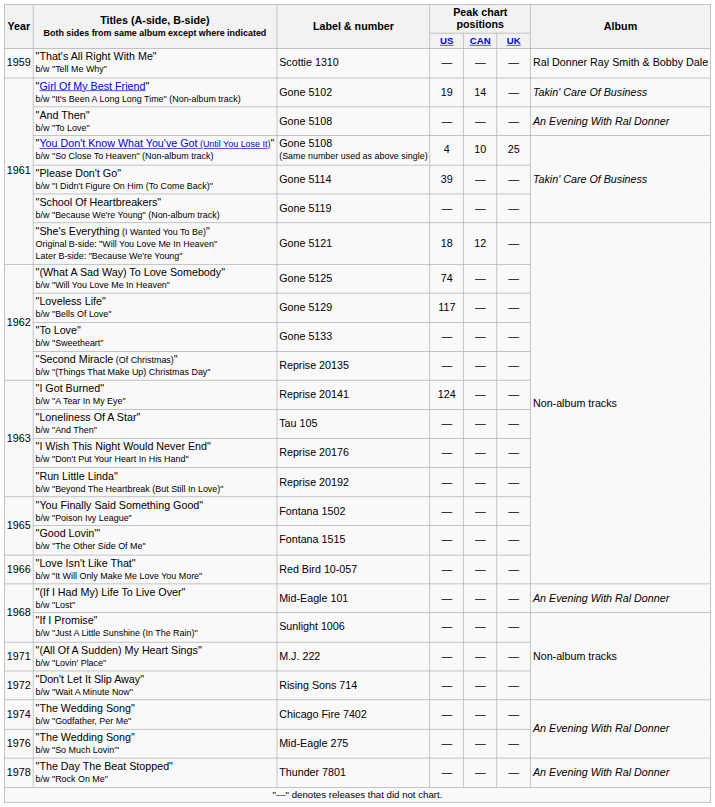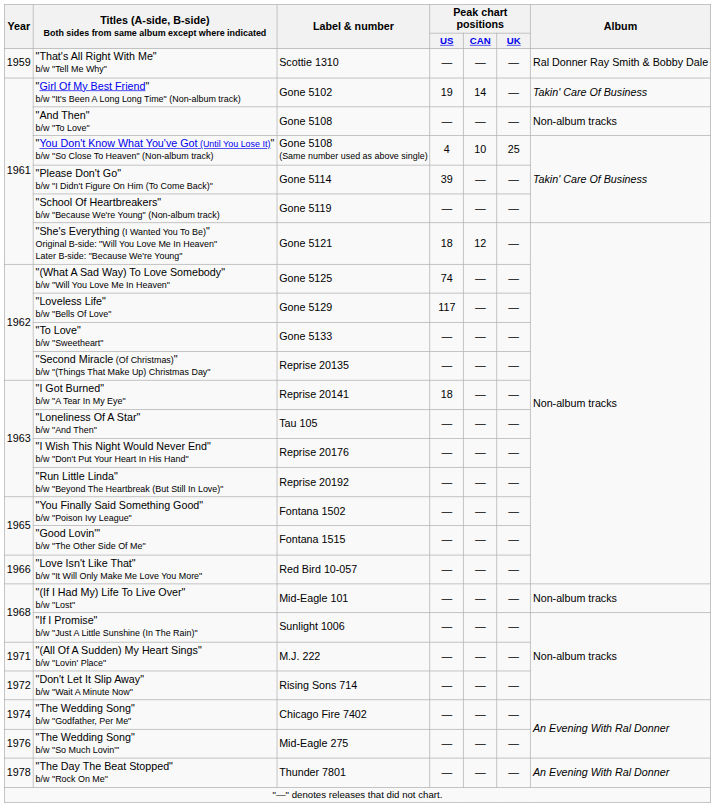(601, 121) An Evening With Ral Donner -> (575, 121) Non-album tracks
(447, 395) 124 -> (447, 395) 18
(601, 598) An Evening With Ral Donner -> (575, 598) Non-album tracks
